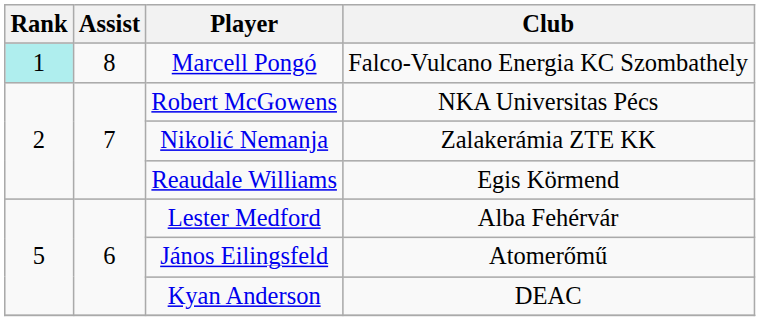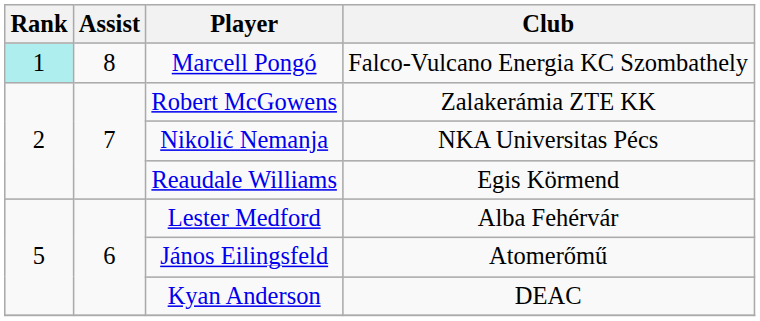(548, 101) NKA Universitas Pécs -> (548, 101) Zalakerámia ZTE KK
(548, 140) Zalakerámia ZTE KK -> (548, 140) NKA Universitas Pécs
